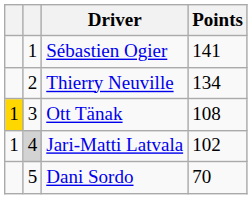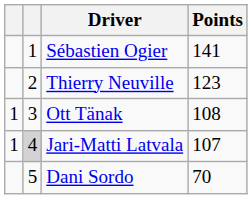(206, 82) 134 -> (206, 82) 123
(14, 114) gold background -> (14, 114) no background
(206, 145) 102 -> (206, 145) 107
